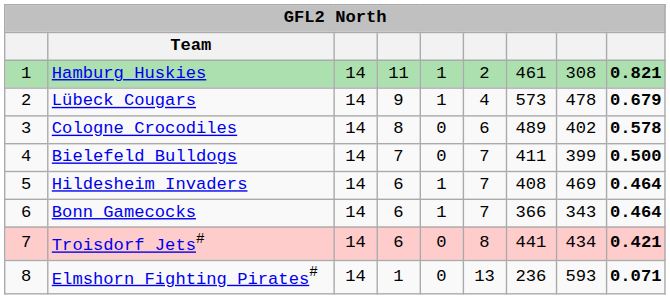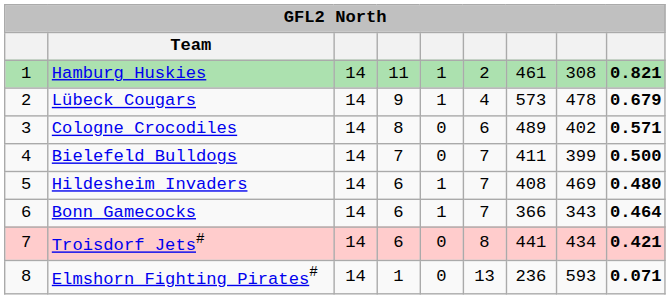(636, 130) 0.578 -> (636, 130) 0.571
(636, 185) 0.464 -> (636, 185) 0.480
